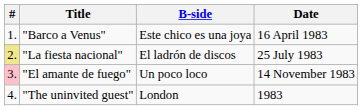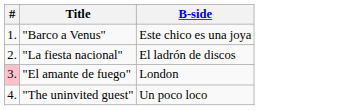- column: (306, 14)
(12, 54) khaki background -> (12, 54) no background
(173, 74) Un poco loco -> (159, 74) London
(159, 94) London -> (173, 94) Un poco loco
